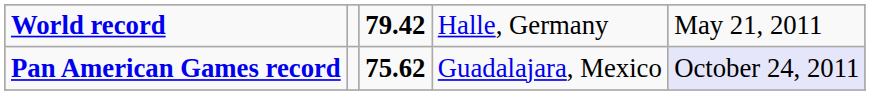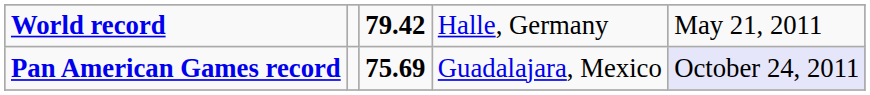(395, 68) 75.62 -> (395, 68) 75.69
